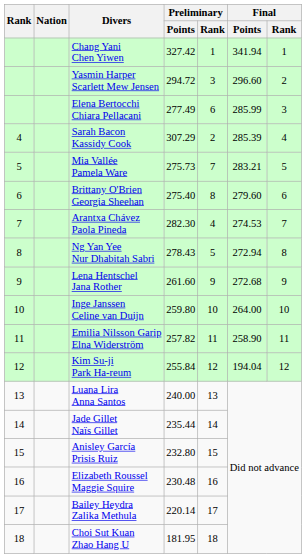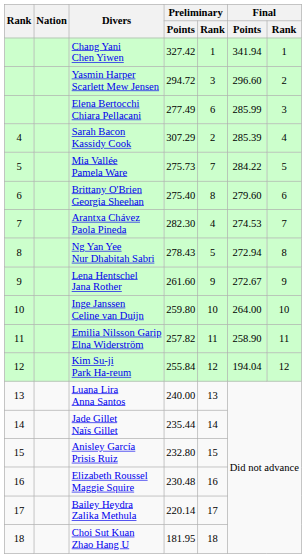(247, 166) 283.21 -> (247, 166) 284.22
(247, 281) 272.68 -> (247, 281) 272.67
